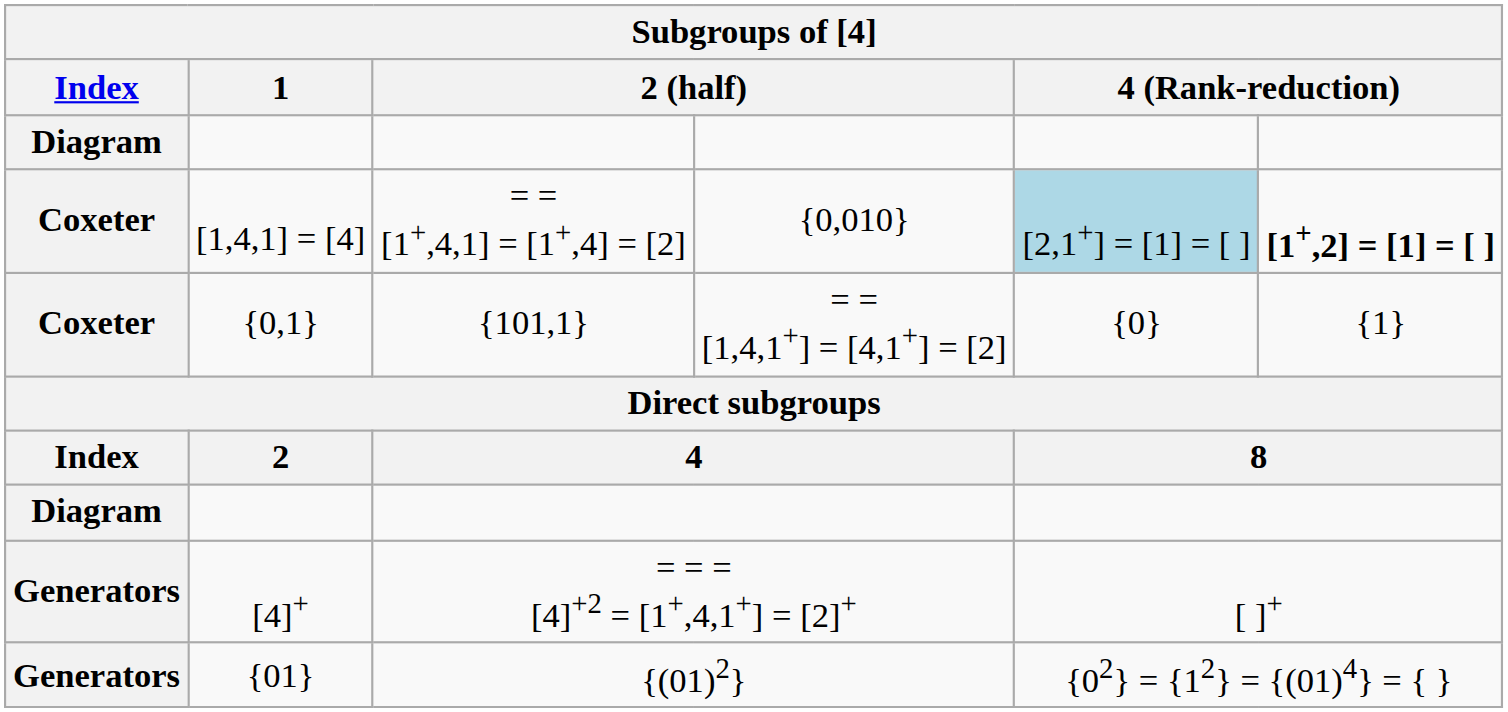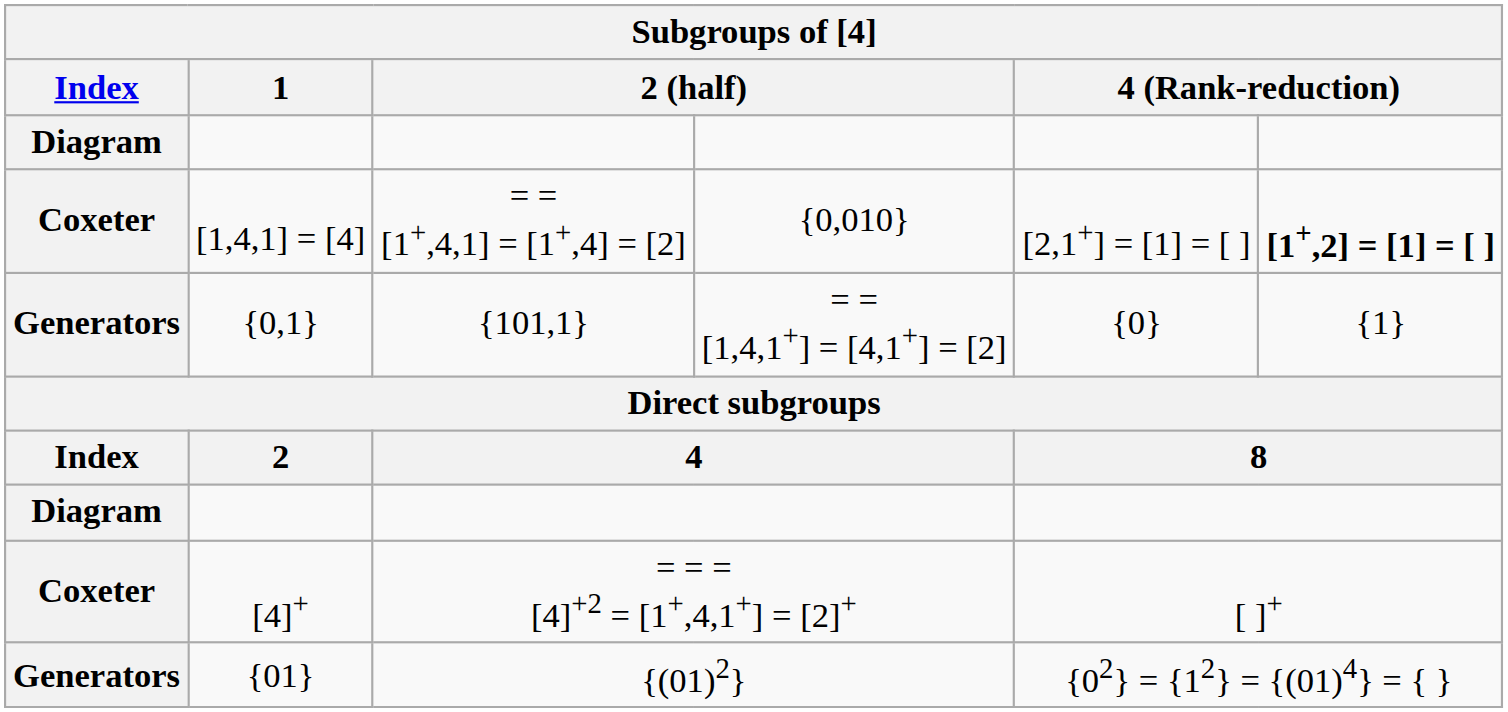(1137, 239) lightblue background -> (1137, 239) no background
(97, 323) Coxeter -> (97, 323) Generators
(97, 590) Generators -> (97, 590) Coxeter
